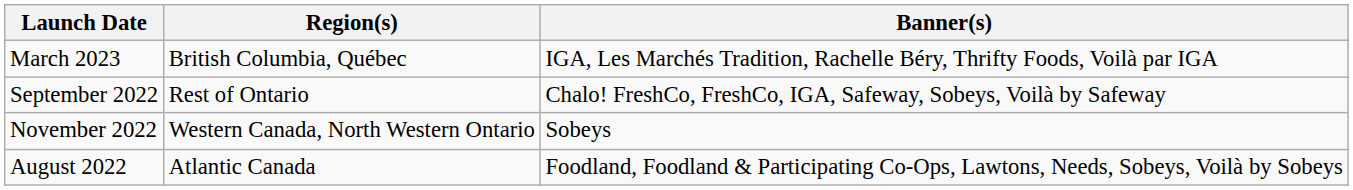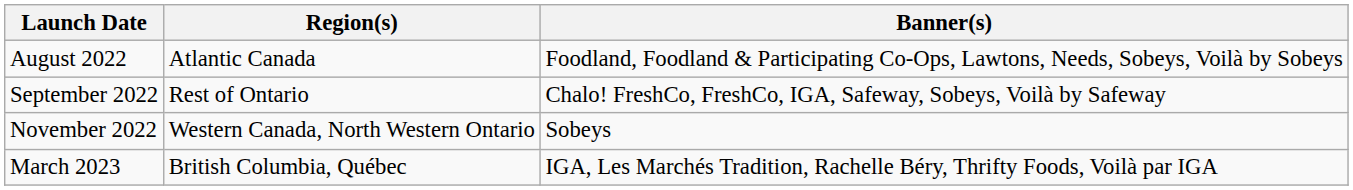rows swapped: (68, 166) <-> (65, 58)
